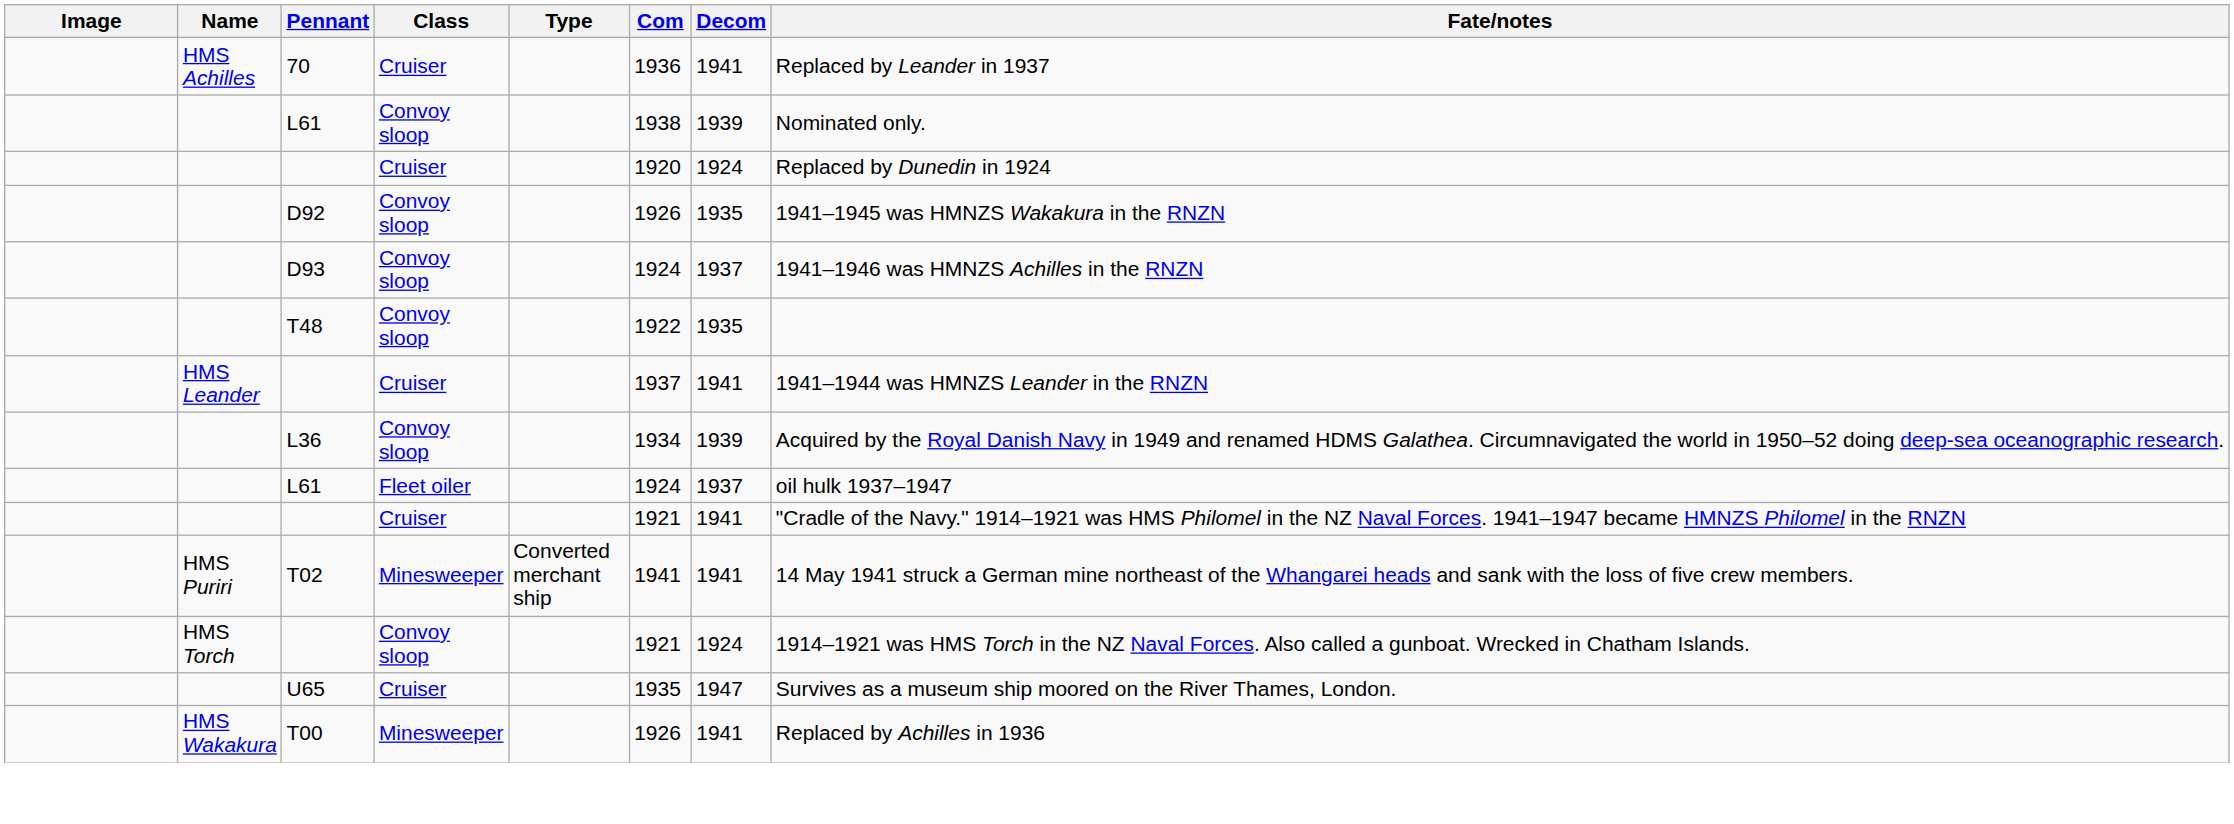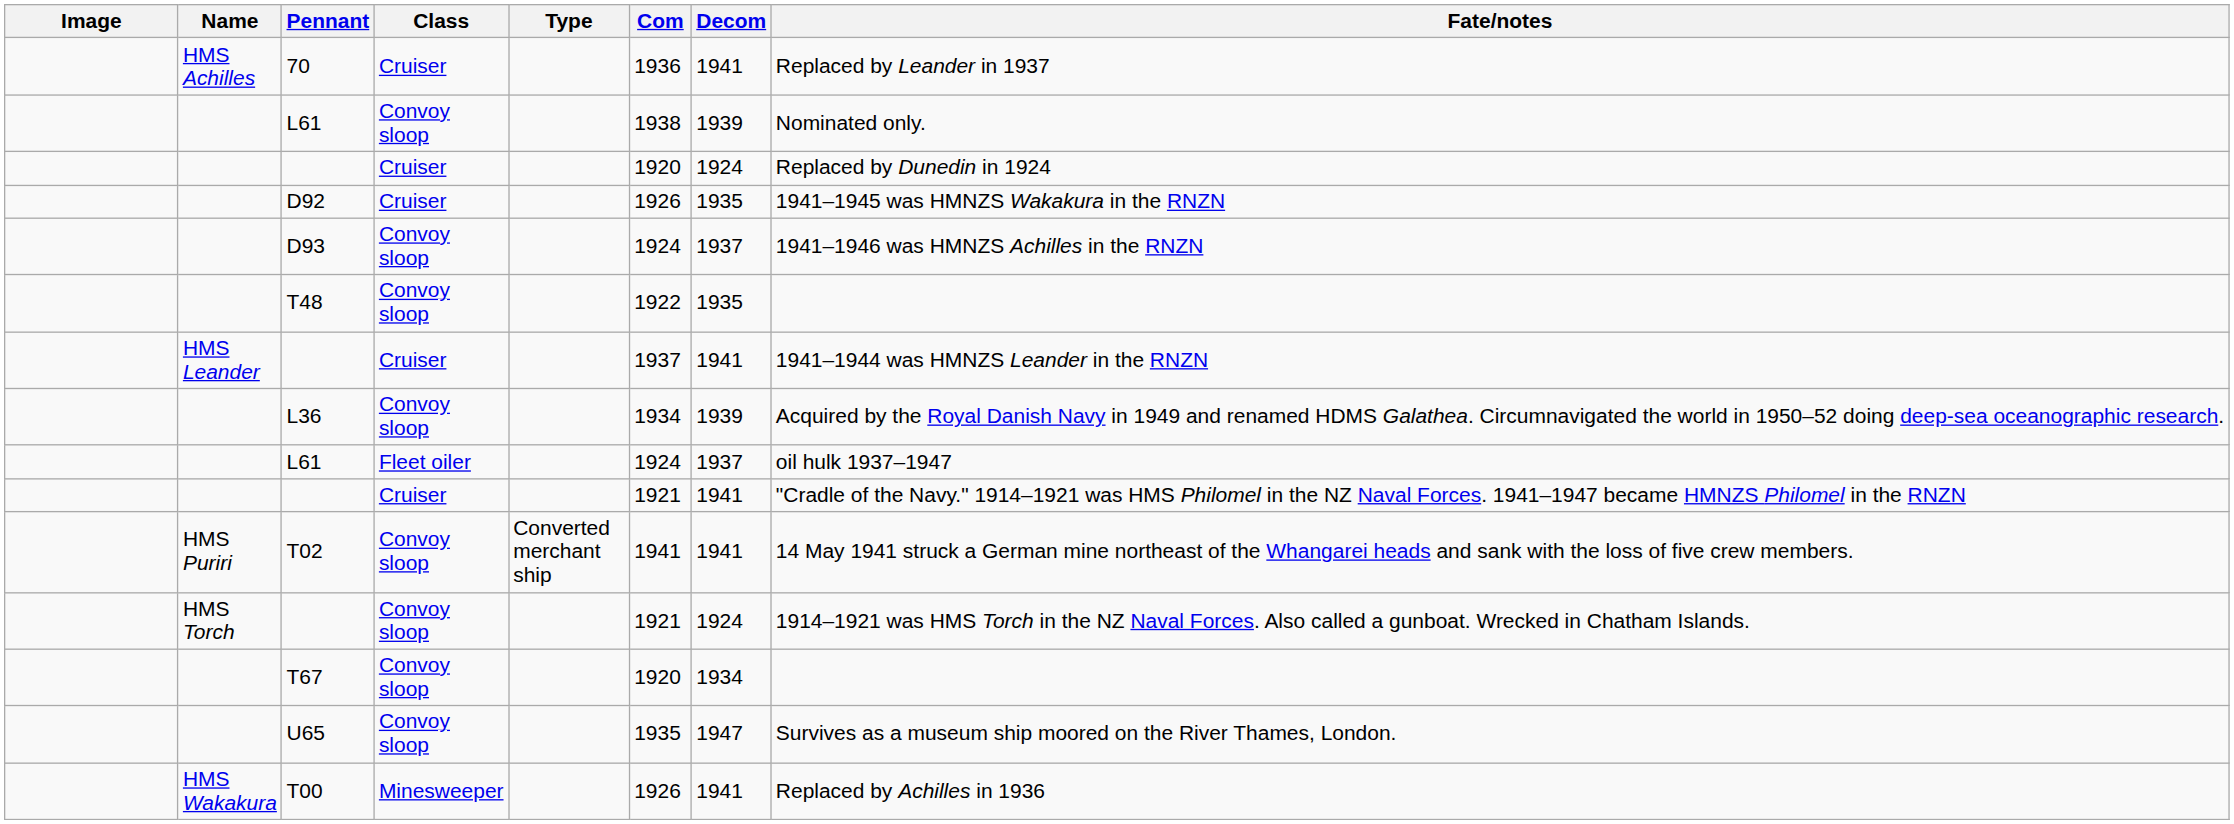(414, 213) Convoy sloop -> (413, 201) Cruiser
(441, 575) Minesweeper -> (414, 551) Convoy sloop
+ row: (230, 677)
(413, 689) Cruiser -> (414, 734) Convoy sloop
